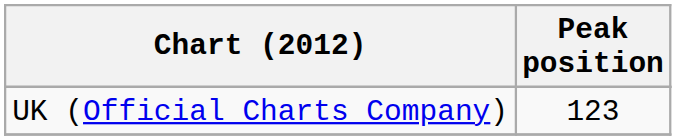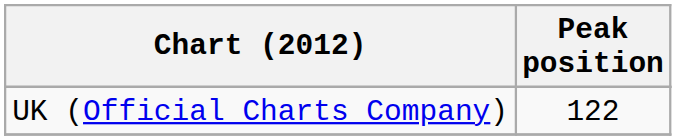(593, 111) 123 -> (593, 111) 122
